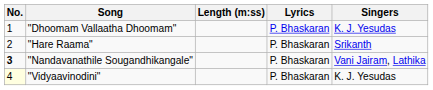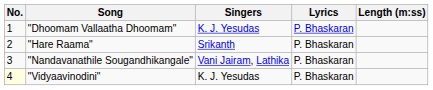columns swapped: (380, 13) <-> (231, 13)
(10, 61) bold -> (10, 61) normal
